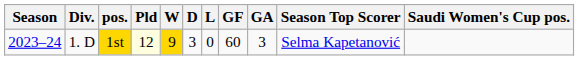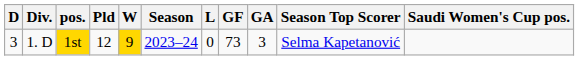columns swapped: (35, 16) <-> (192, 16)
(146, 41) lightyellow background -> (104, 41) no background
(233, 41) 60 -> (233, 41) 73
